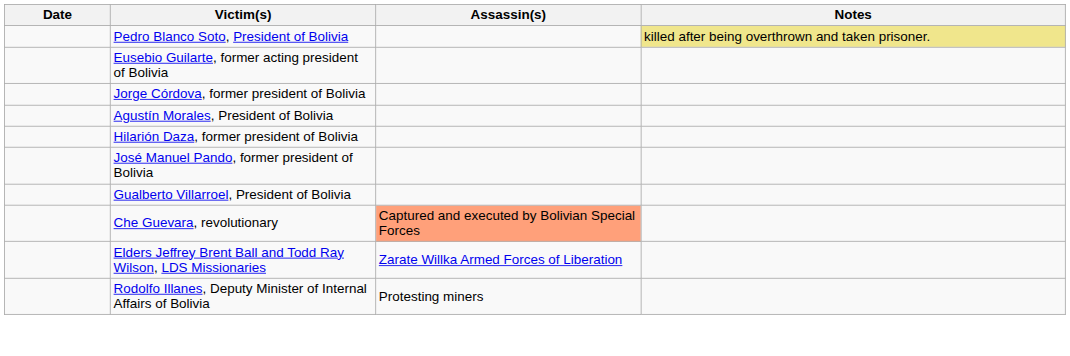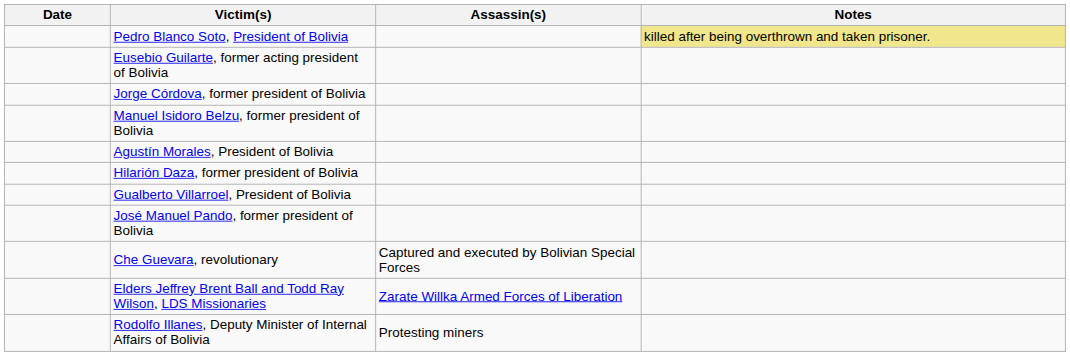+ row: (236, 123)
rows swapped: (233, 165) <-> (232, 194)
(507, 223) lightsalmon background -> (507, 259) no background
